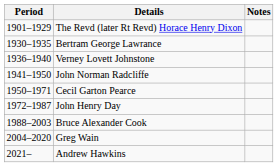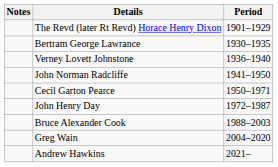columns swapped: (29, 12) <-> (259, 12)
